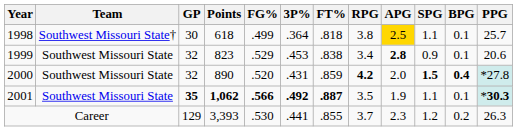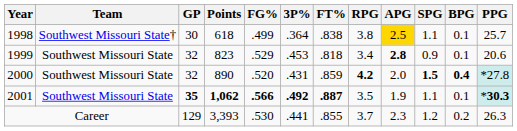(331, 34) .818 -> (331, 34) .838
(331, 55) .838 -> (331, 55) .818
